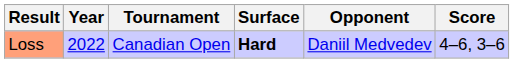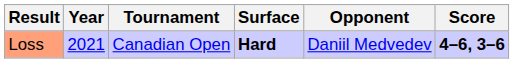(86, 44) 2022 -> (86, 44) 2021
(472, 44) normal -> (472, 44) bold
